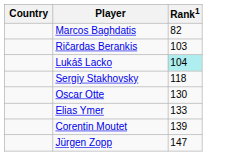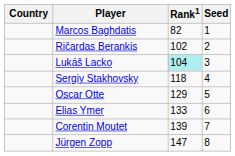+ column: (216, 13)
(179, 47) 103 -> (179, 47) 102
(179, 95) 130 -> (179, 95) 129
